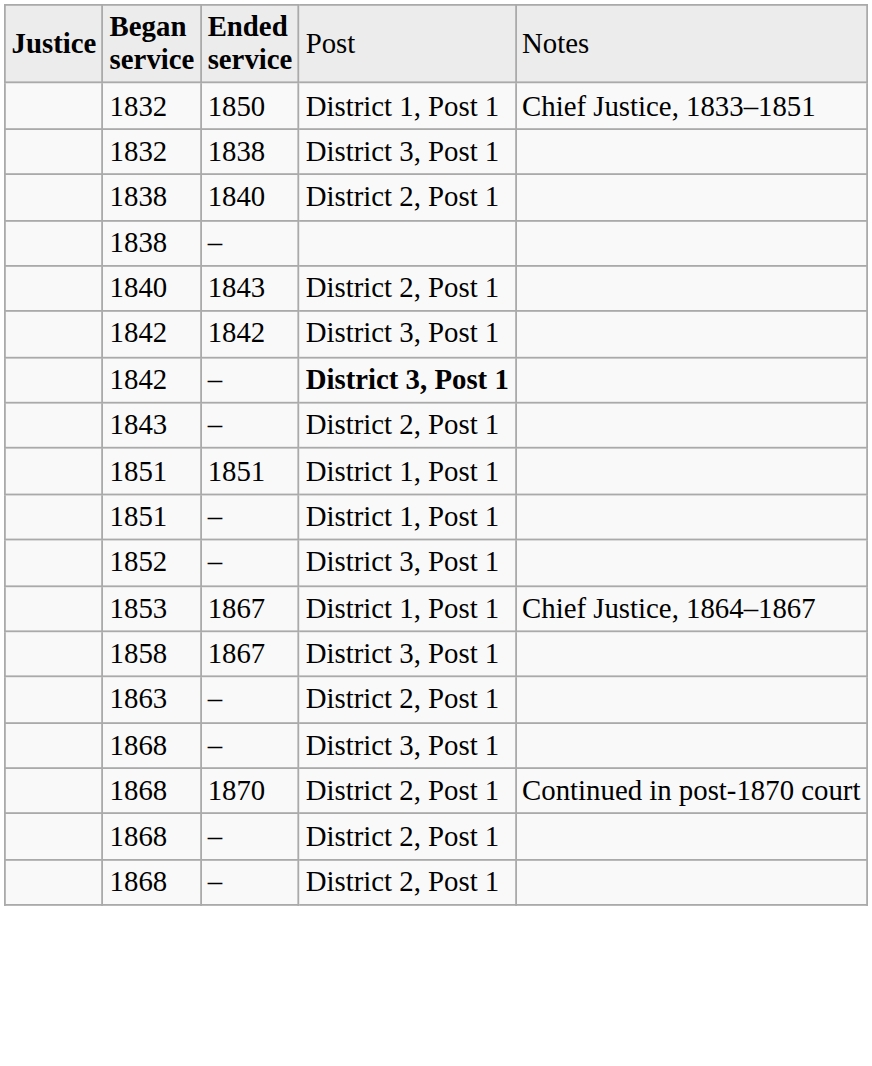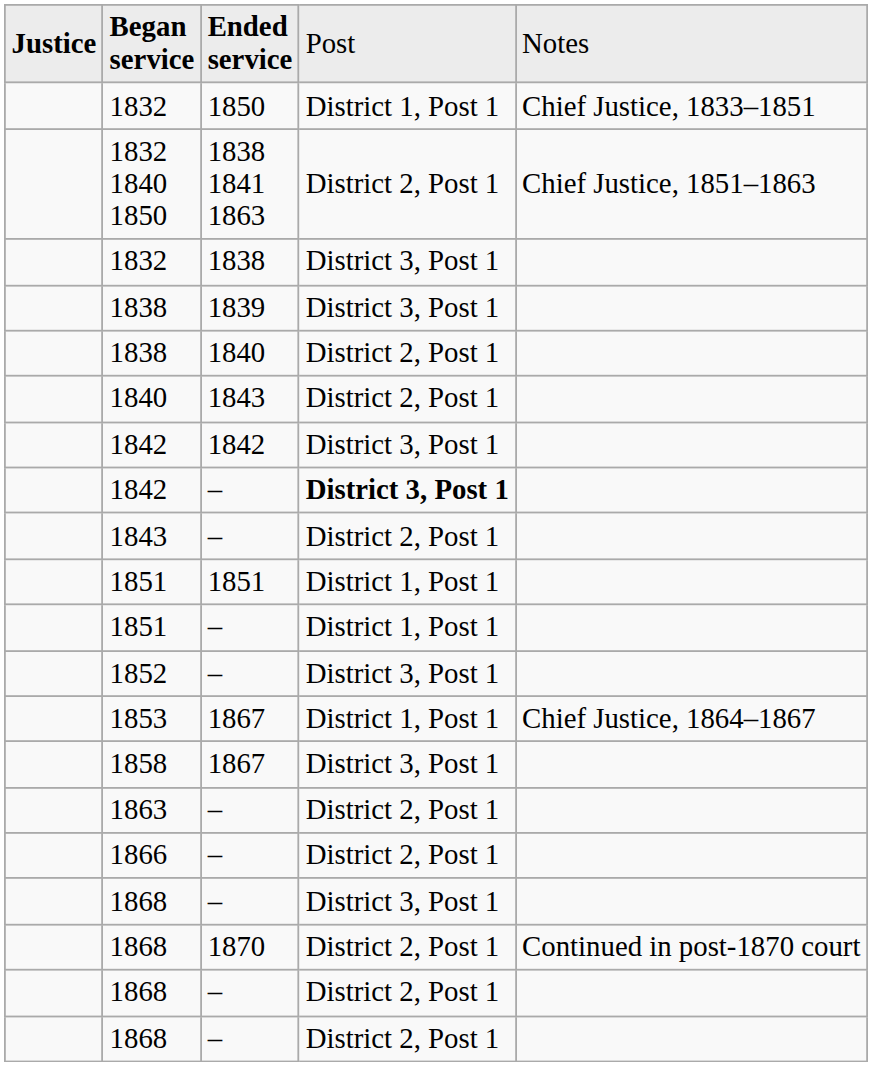+ row: (138, 183)
+ row: (138, 307)
- row: (138, 242)
+ row: (138, 855)
